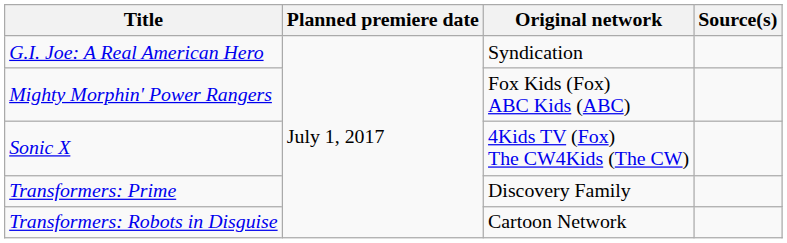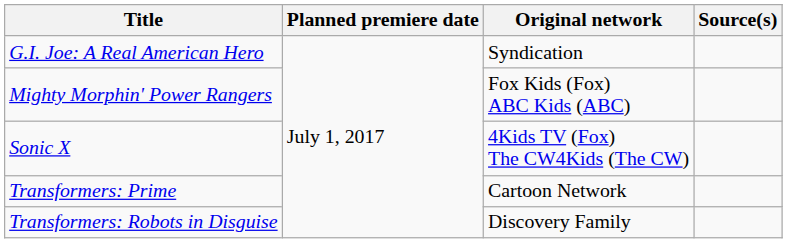(559, 190) Discovery Family -> (557, 190) Cartoon Network
(557, 222) Cartoon Network -> (559, 222) Discovery Family
